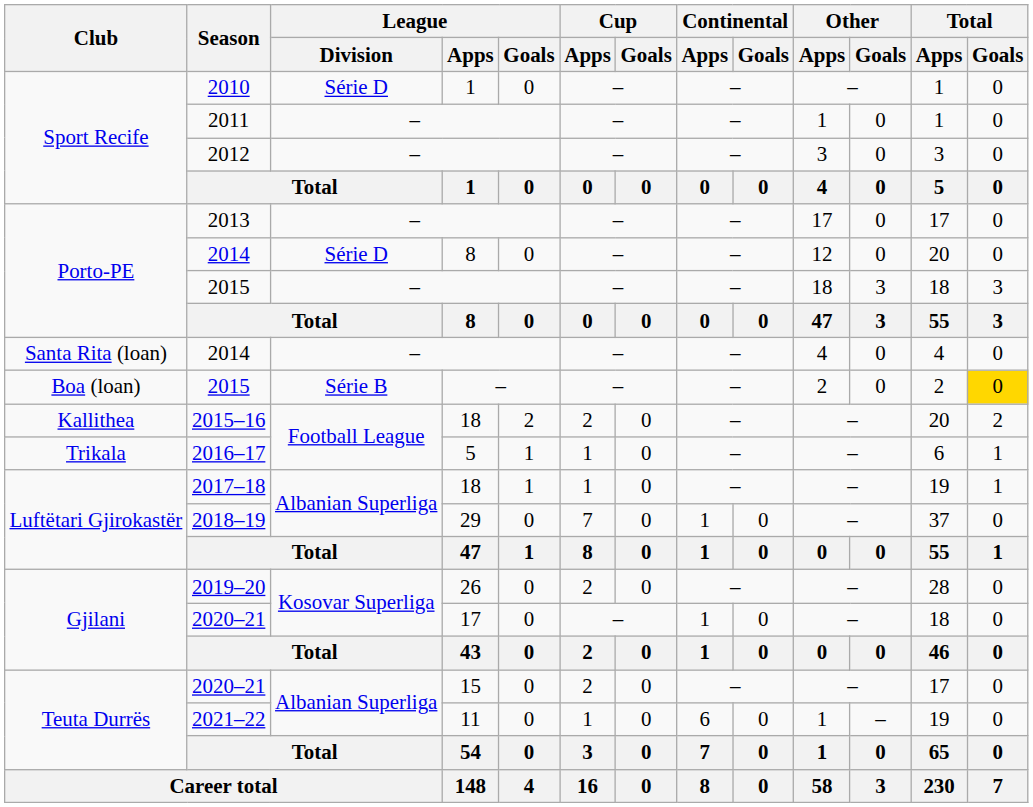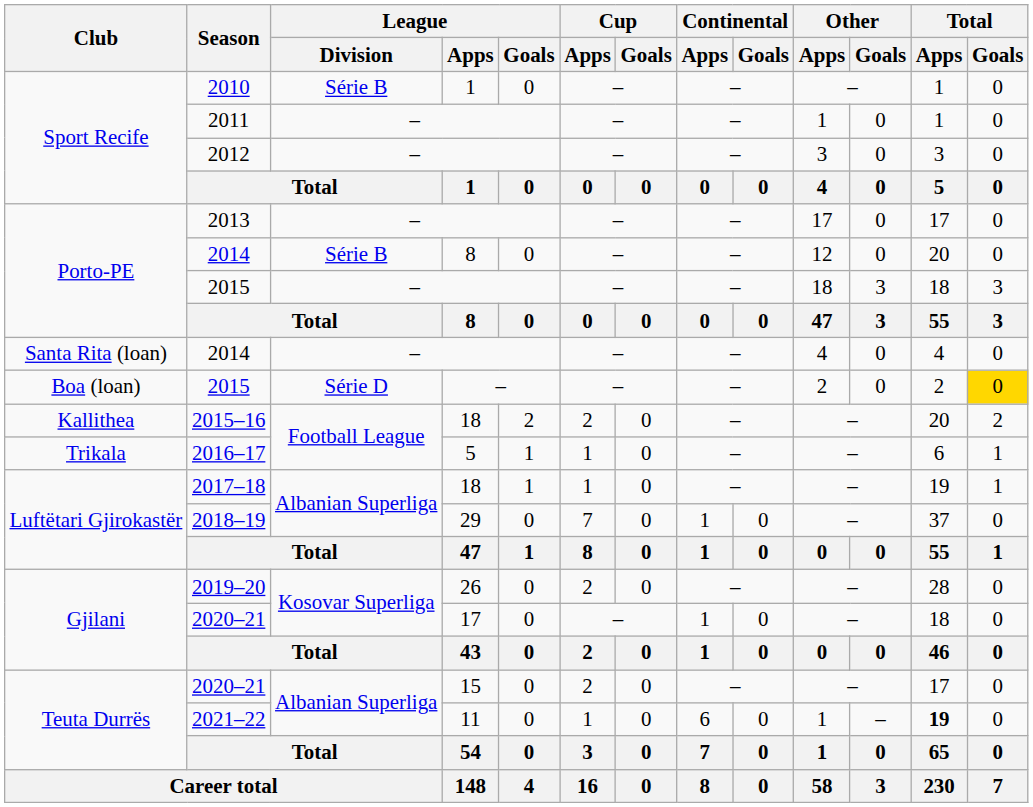(356, 87) Série D -> (356, 87) Série B
(356, 253) Série D -> (356, 253) Série B
(356, 386) Série B -> (356, 386) Série D
(939, 719) normal -> (939, 719) bold
